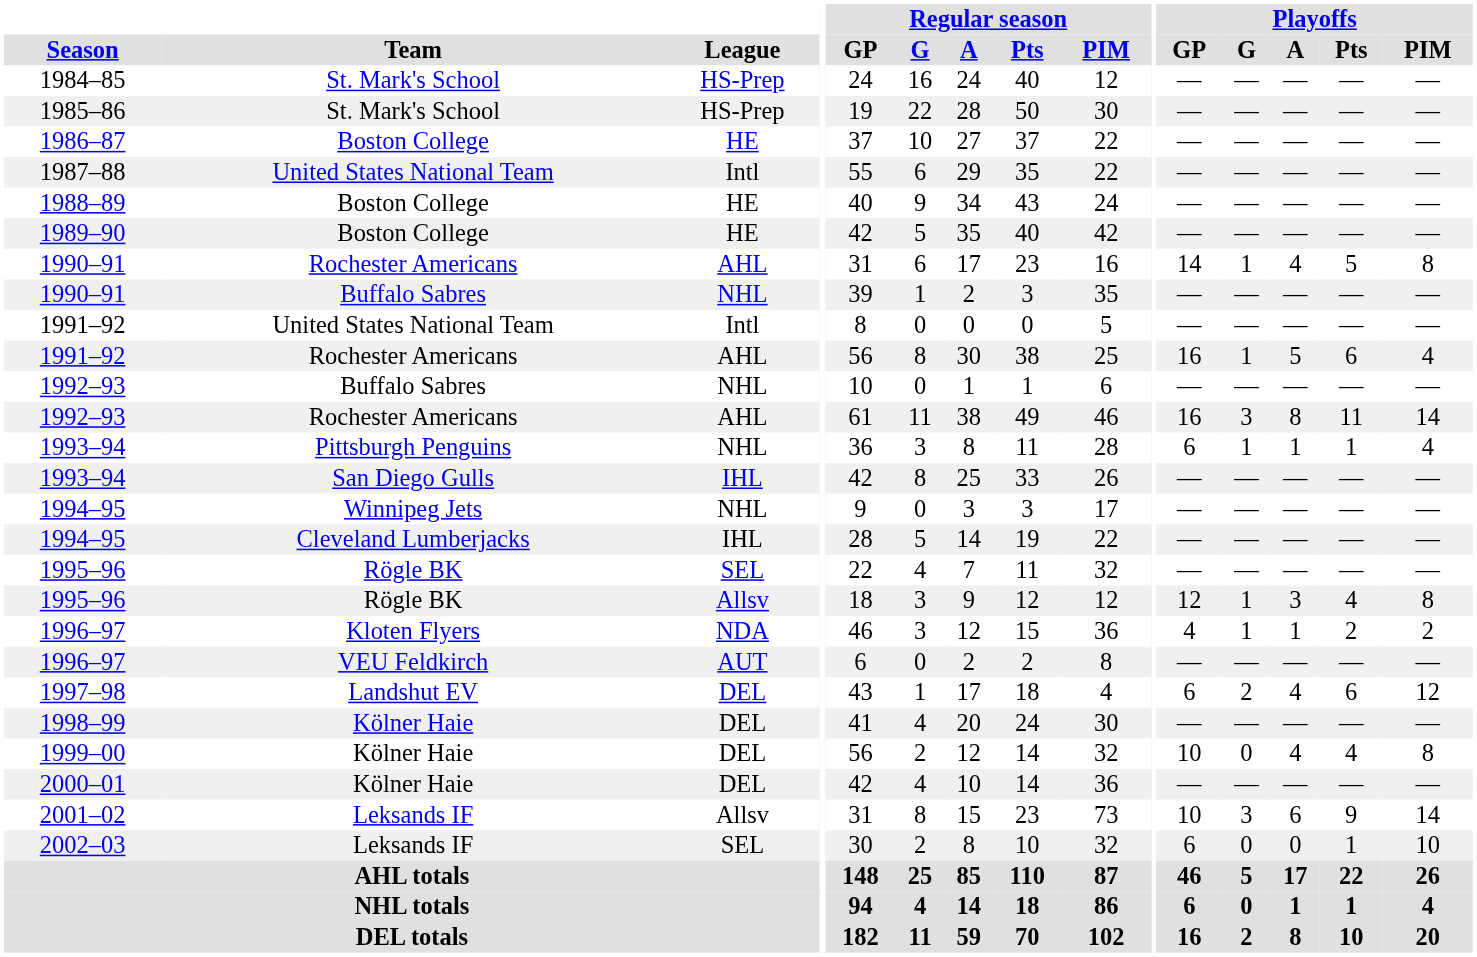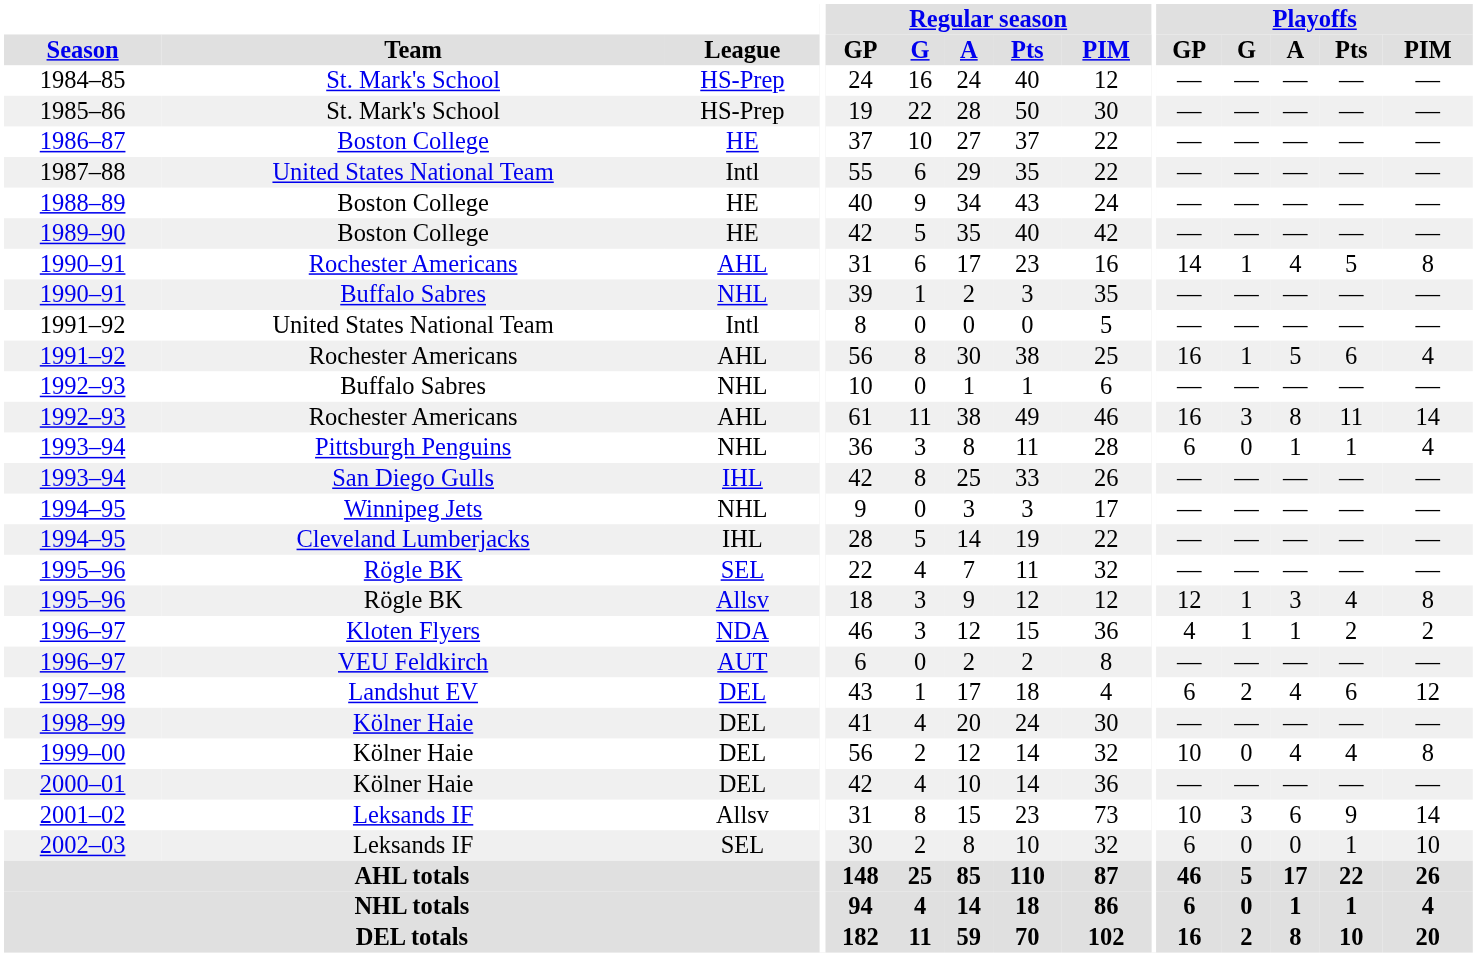(1246, 447) 1 -> (1246, 447) 0
